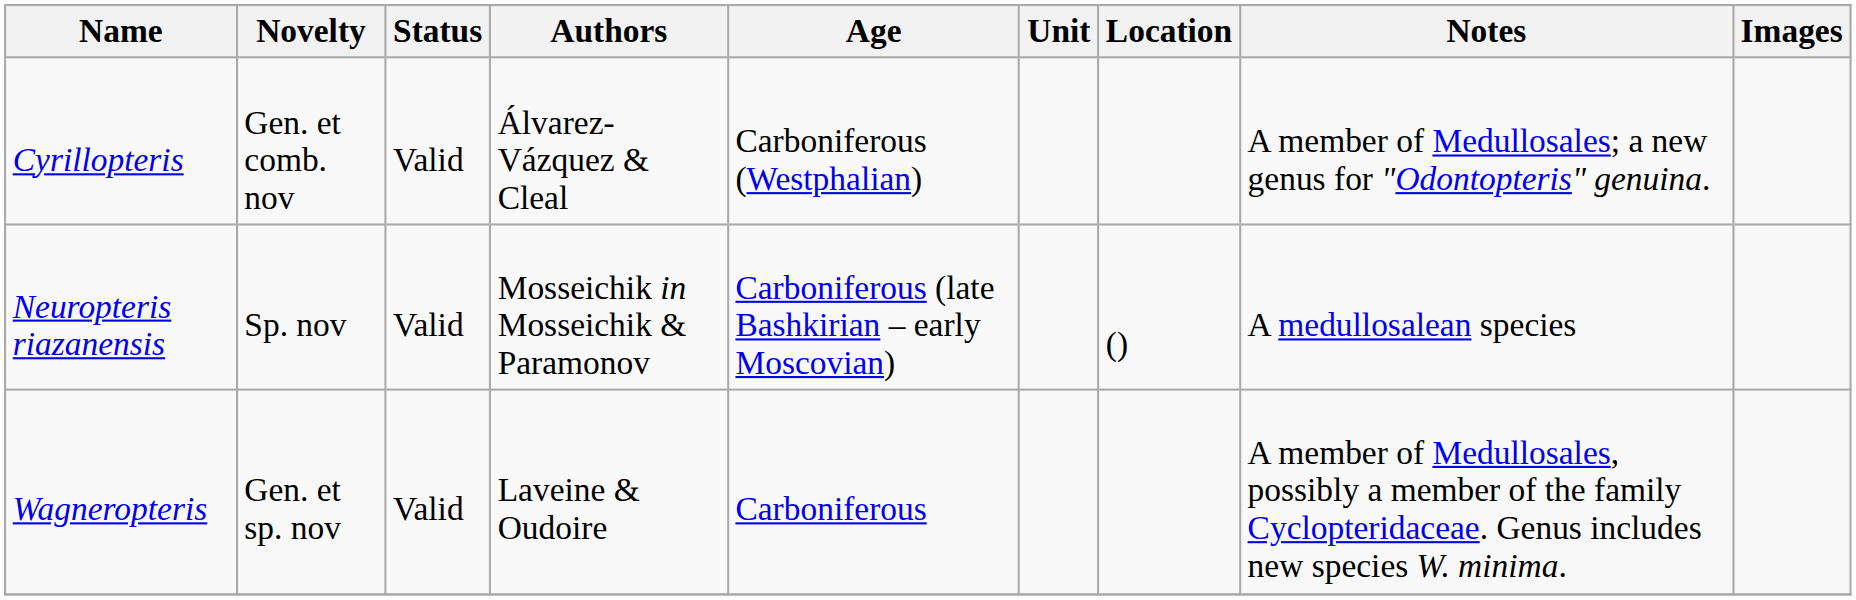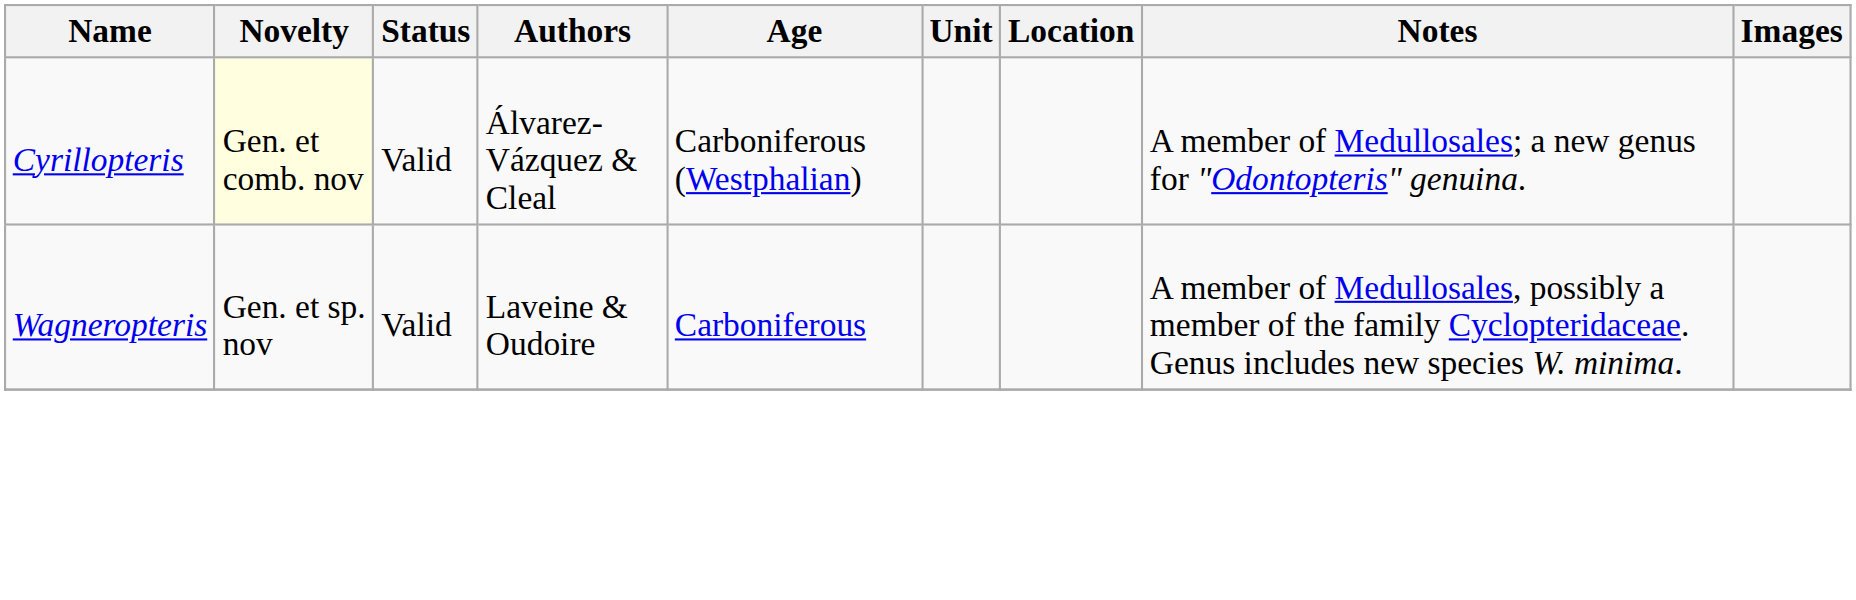(293, 159) no background -> (293, 159) lightyellow background
- row: (92, 325)
